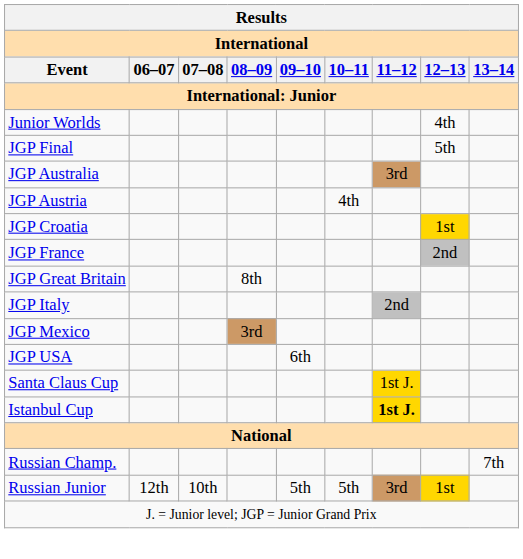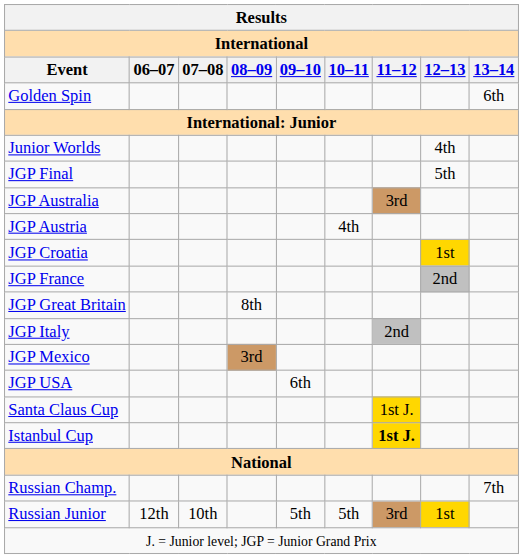+ row: (50, 95)
